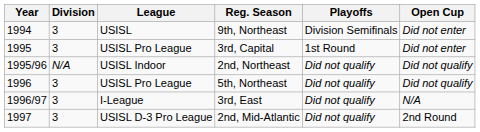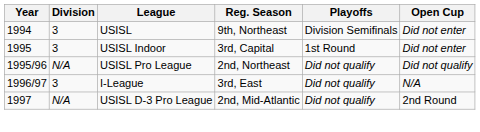(146, 48) USISL Pro League -> (133, 48) USISL Indoor
(133, 65) USISL Indoor -> (146, 65) USISL Pro League
- row: (252, 83)
(55, 118) 3 -> (61, 100) N/A
